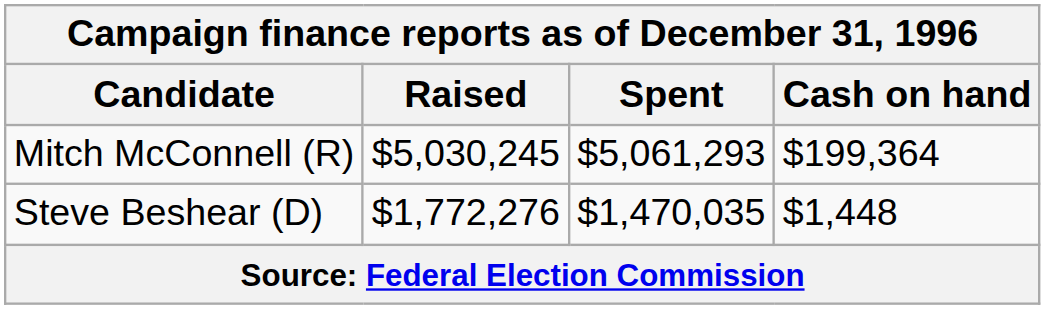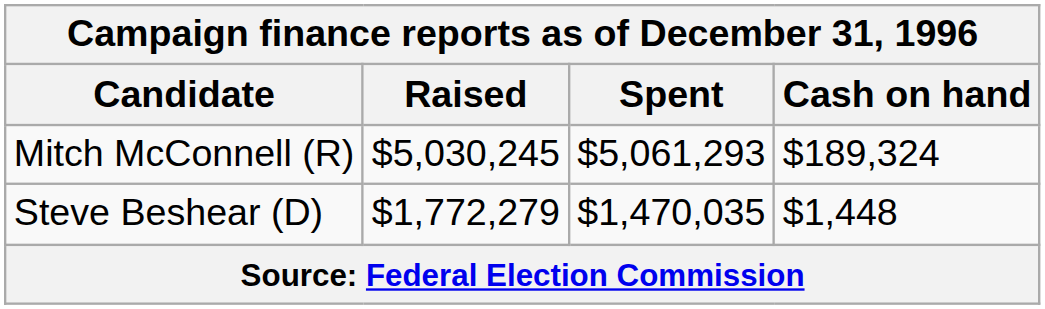(861, 153) $199,364 -> (861, 153) $189,324
(466, 213) $1,772,276 -> (466, 213) $1,772,279
